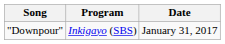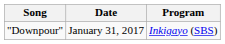columns swapped: (102, 13) <-> (180, 13)
